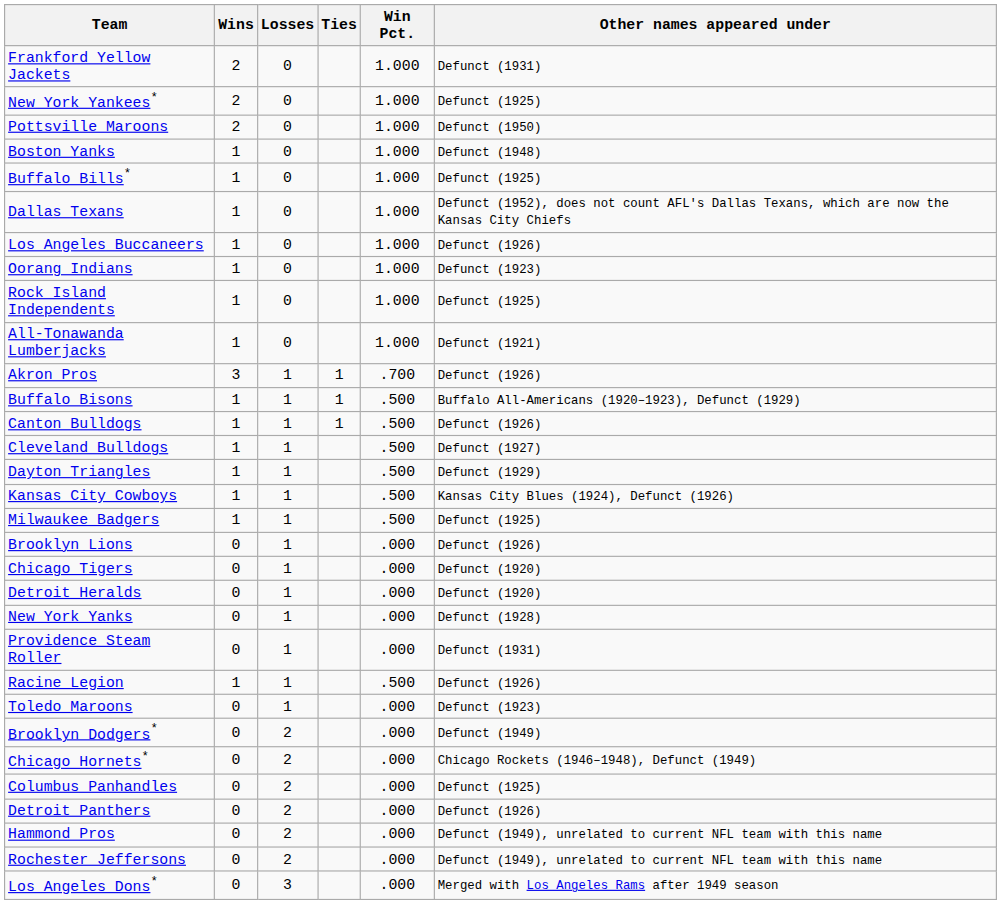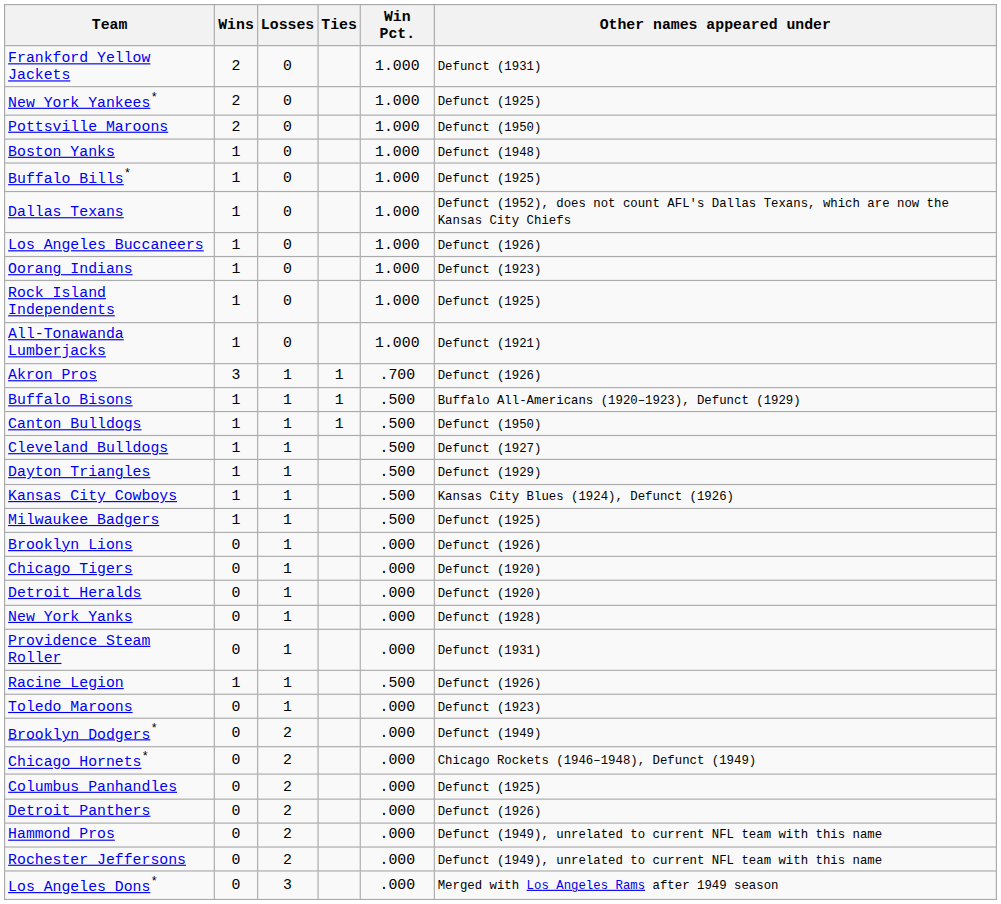(490, 424) Defunct (1926) -> (490, 424) Defunct (1950)
